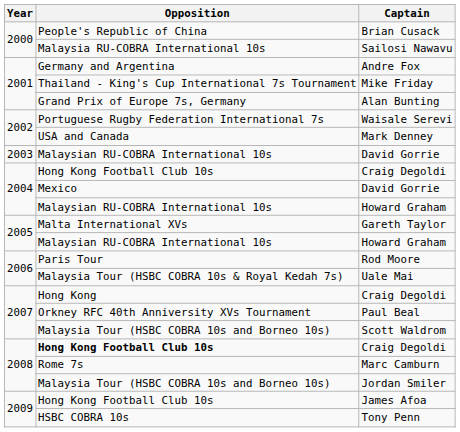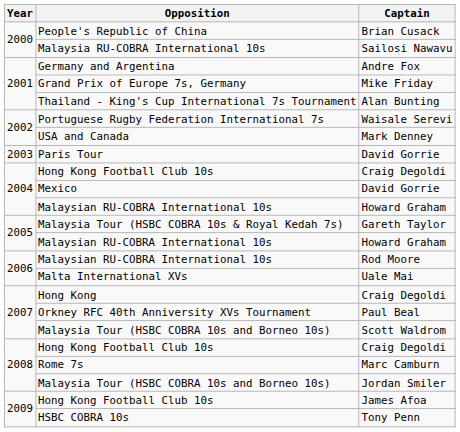(197, 84) Thailand - King's Cup International 7s Tournament -> (142, 84) Grand Prix of Europe 7s, Germany
(142, 101) Grand Prix of Europe 7s, Germany -> (197, 101) Thailand - King's Cup International 7s Tournament
(155, 154) Malaysian RU-COBRA International 10s -> (71, 154) Paris Tour
(113, 224) Malta International XVs -> (191, 224) Malaysia Tour (HSBC COBRA 10s & Royal Kedah 7s)
(71, 259) Paris Tour -> (155, 259) Malaysian RU-COBRA International 10s
(191, 277) Malaysia Tour (HSBC COBRA 10s & Royal Kedah 7s) -> (113, 277) Malta International XVs
(126, 347) bold -> (126, 347) normal
